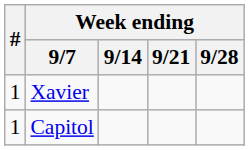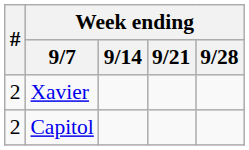(15, 91) 1 -> (15, 91) 2
(15, 126) 1 -> (15, 126) 2
